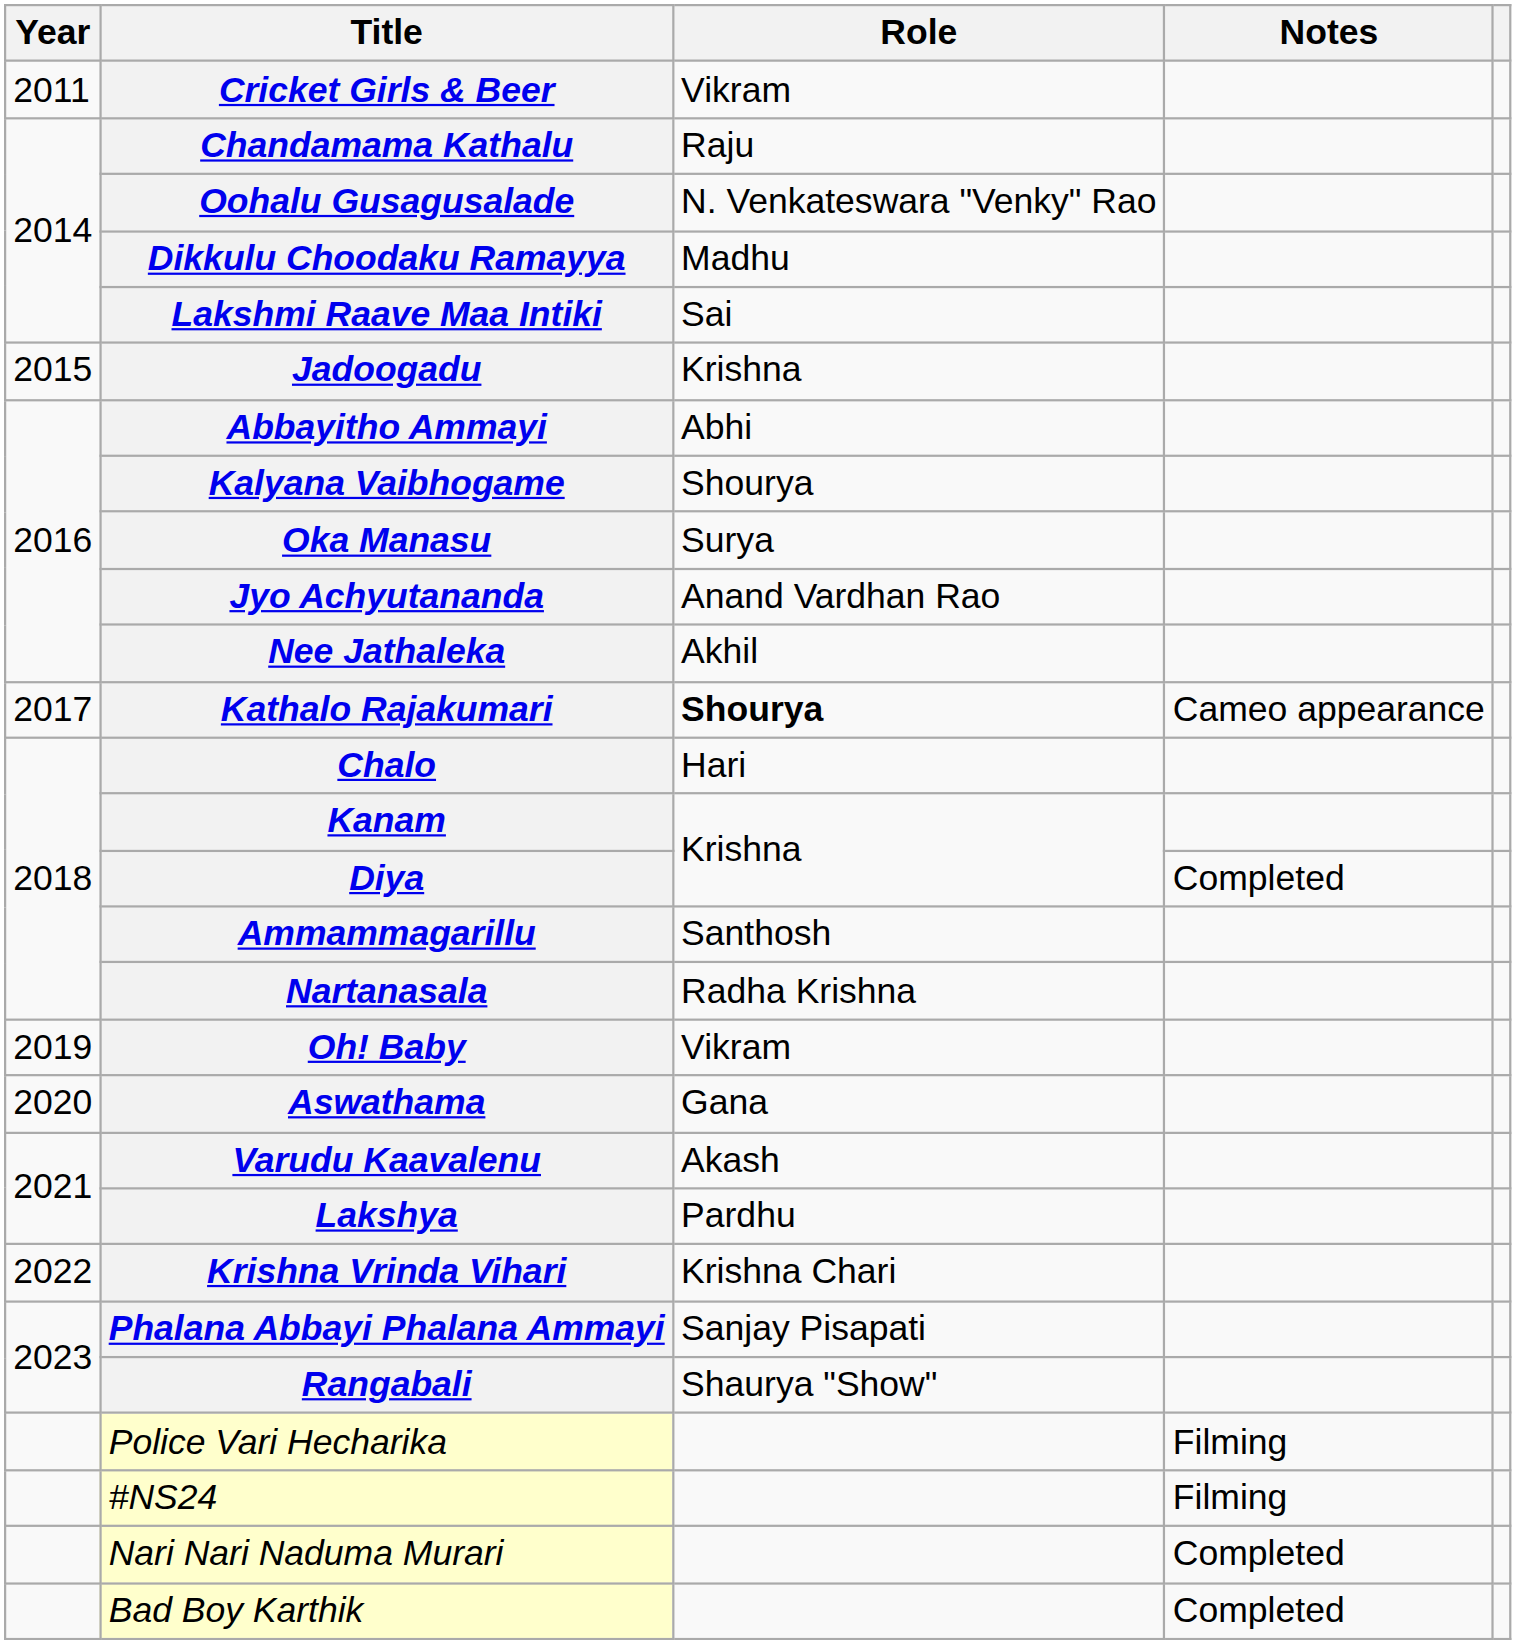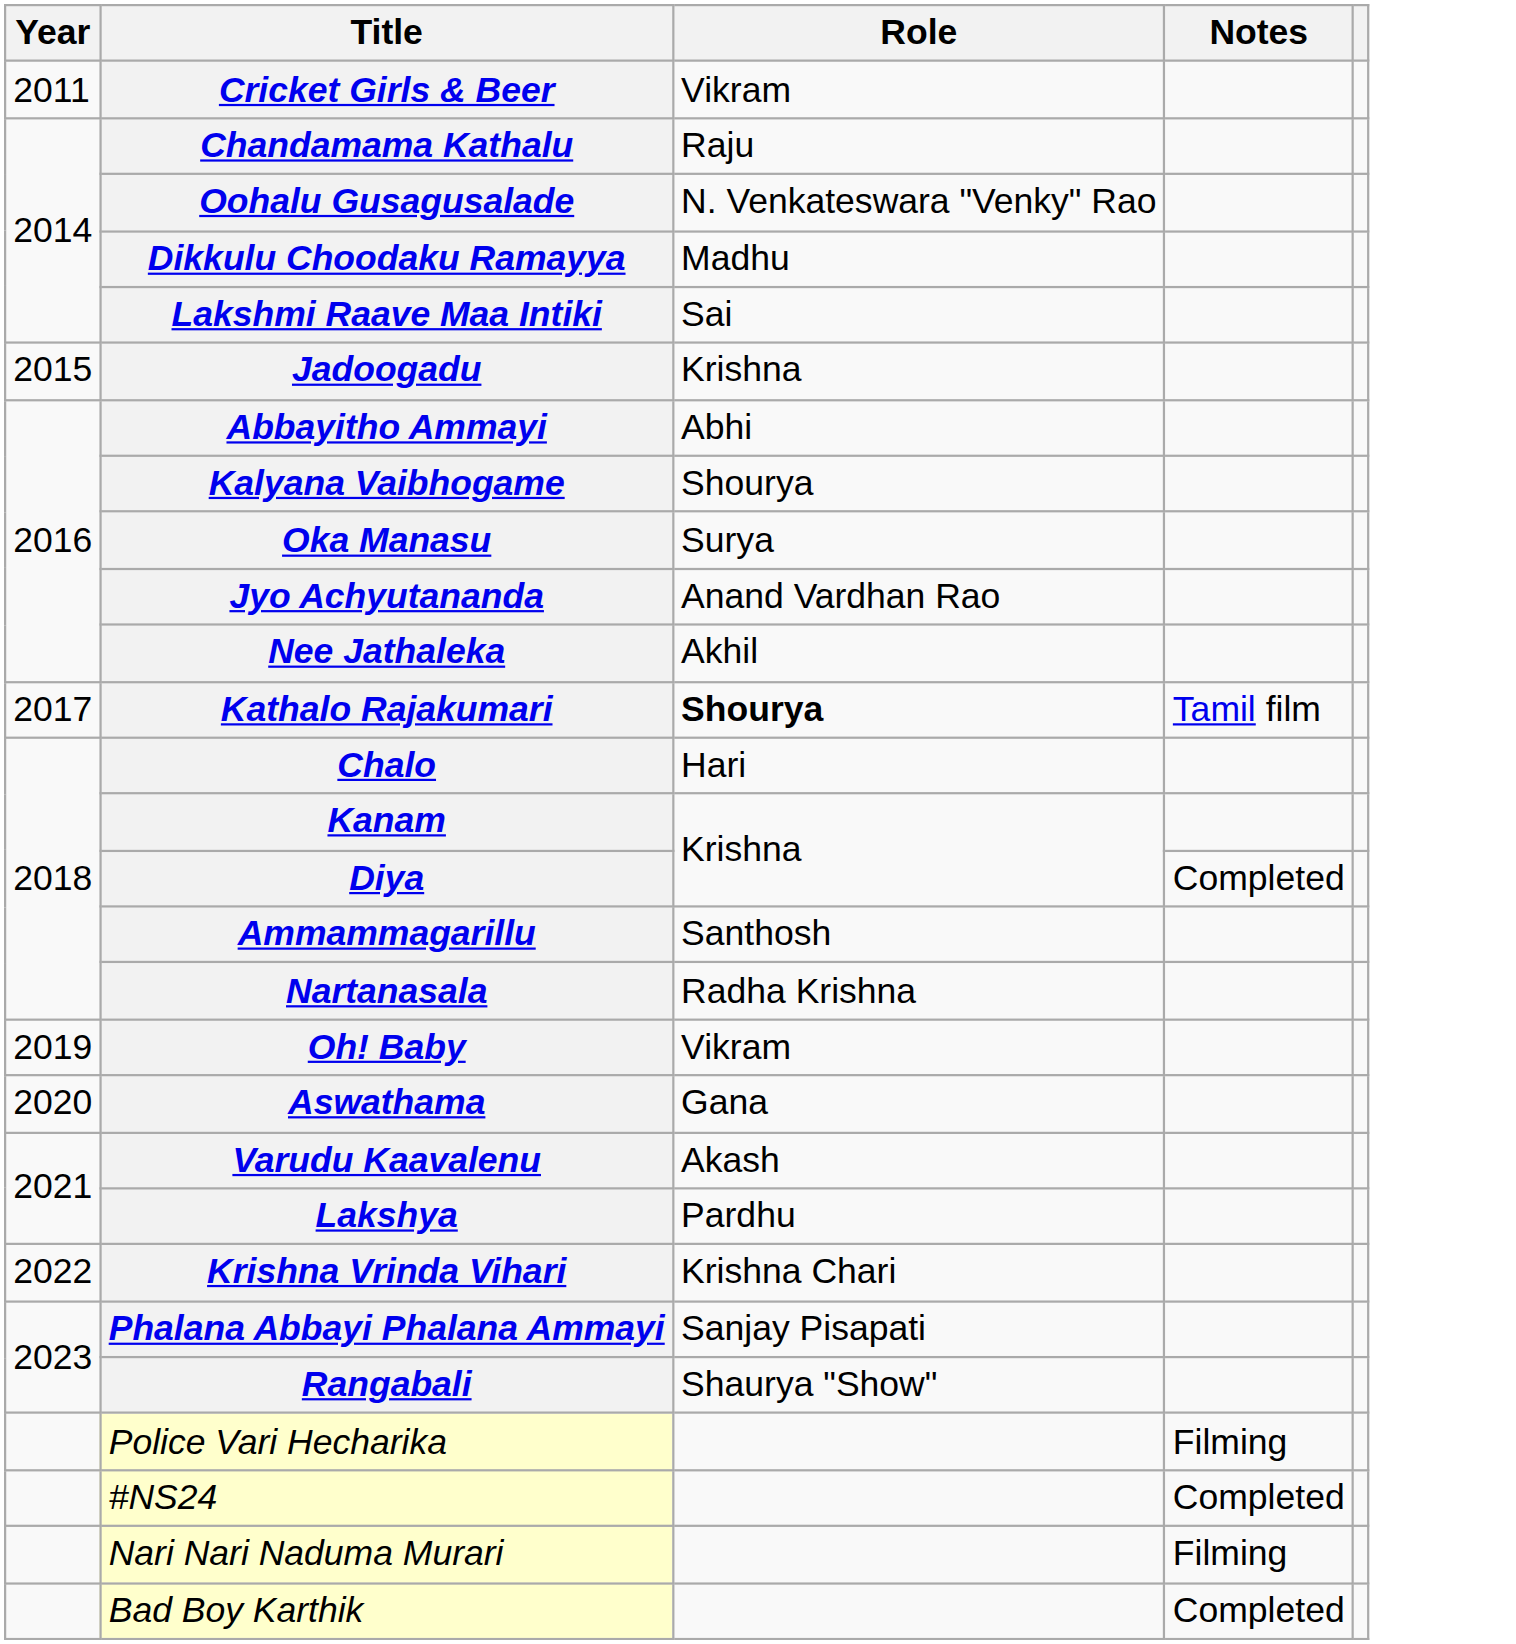(1329, 708) Cameo appearance -> (1247, 708) Tamil film
(1230, 1497) Filming -> (1259, 1497) Completed
(1259, 1553) Completed -> (1230, 1553) Filming
